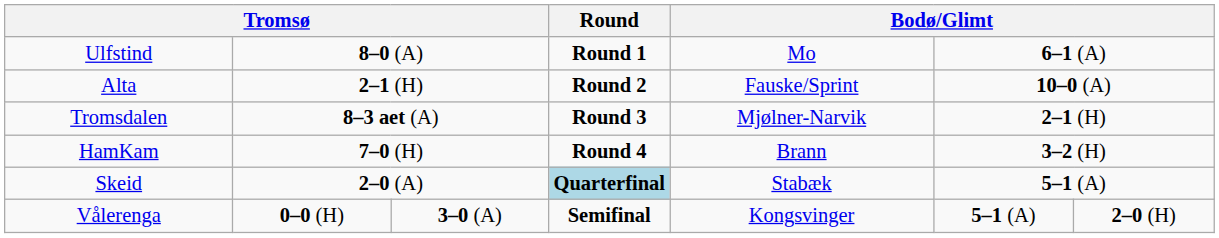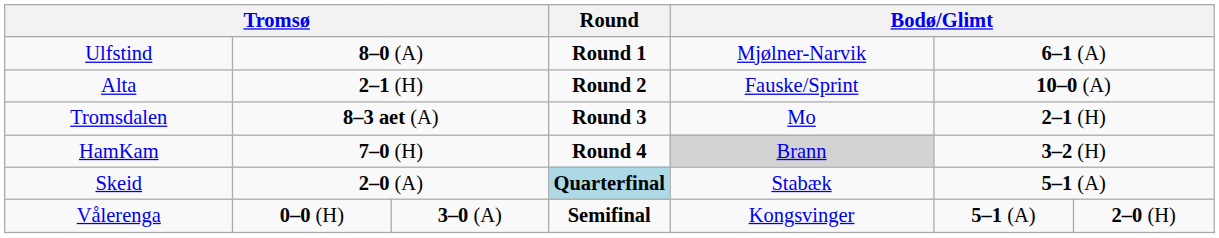(802, 53) Mo -> (802, 53) Mjølner-Narvik
(802, 118) Mjølner-Narvik -> (802, 118) Mo
(802, 150) no background -> (802, 150) lightgrey background
